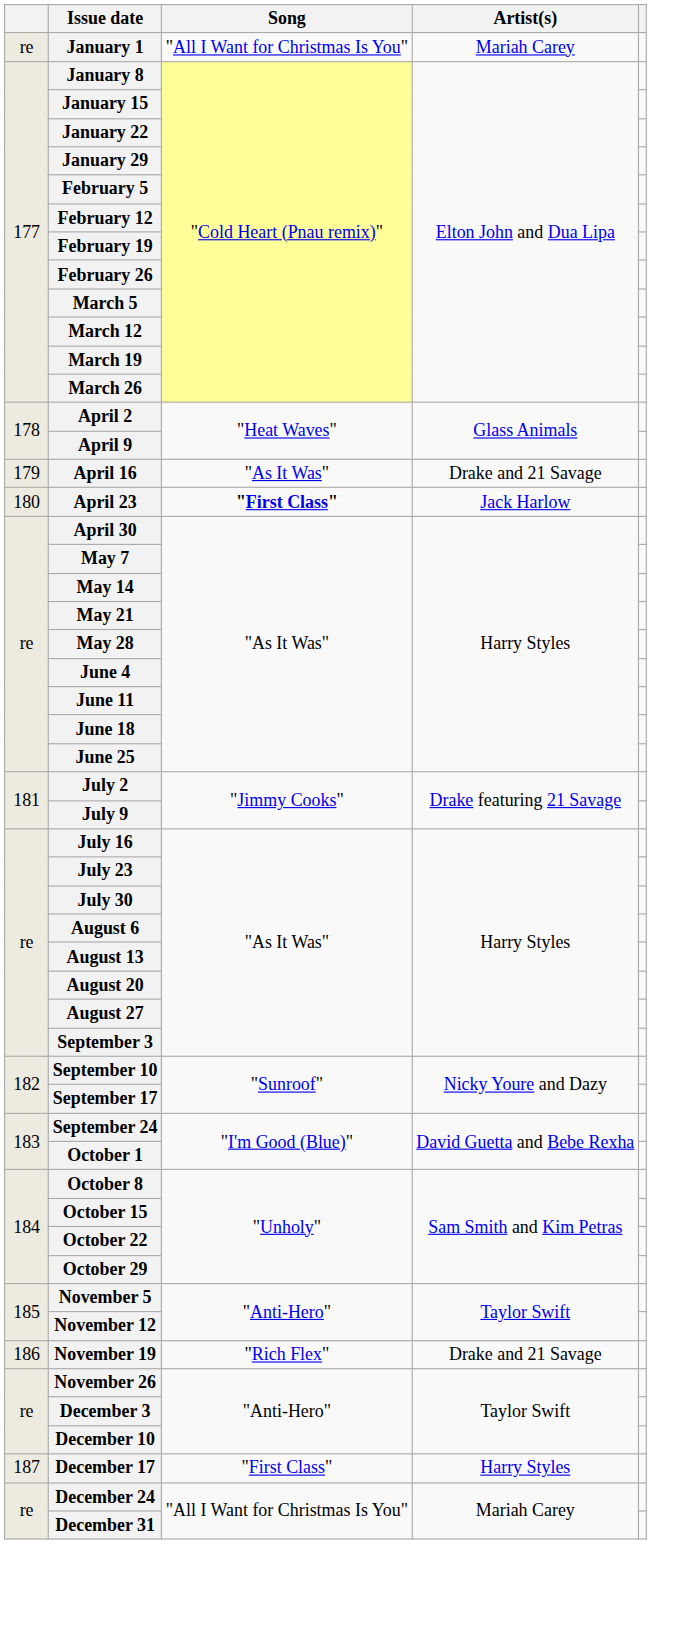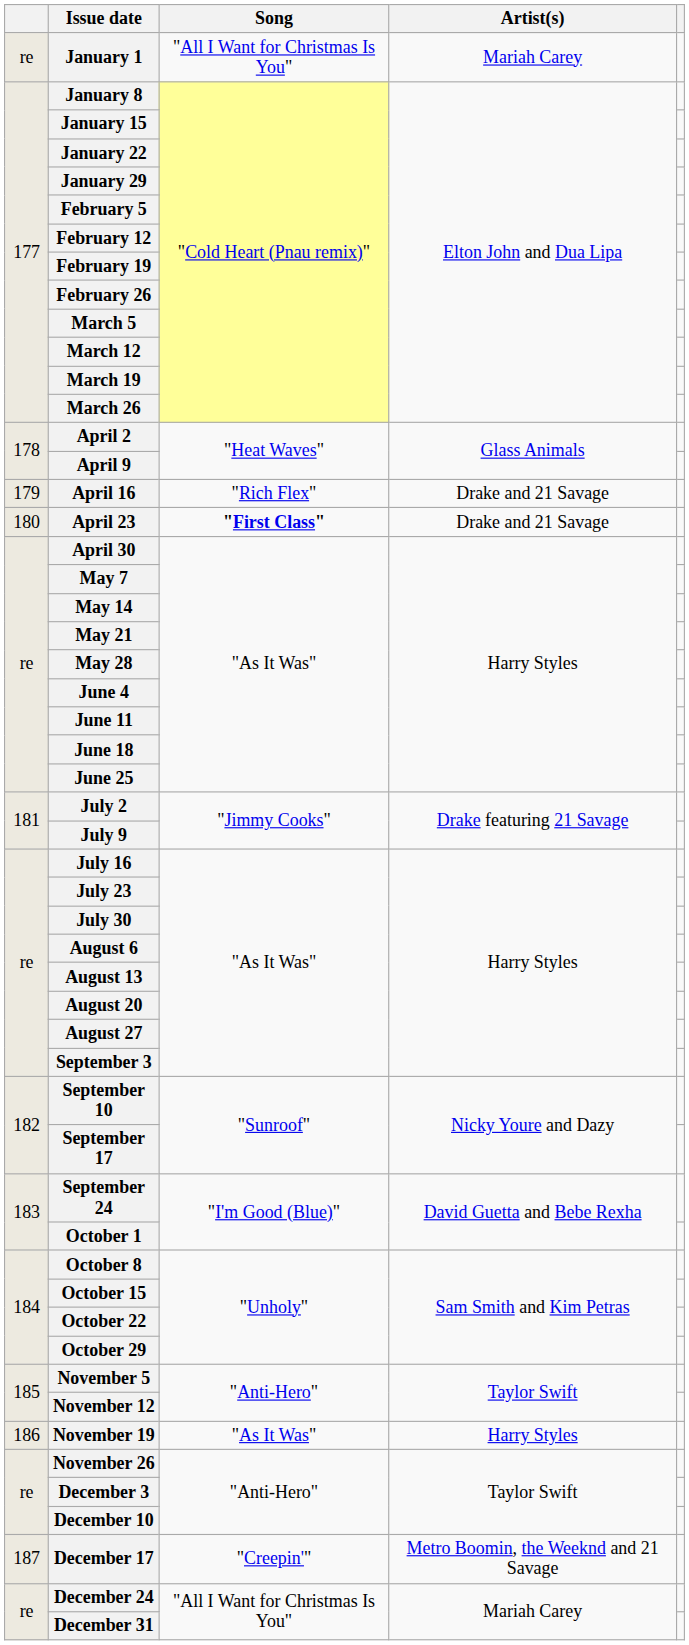(287, 473) "As It Was" -> (274, 493) "Rich Flex"
(525, 501) Jack Harlow -> (533, 522) Drake and 21 Savage
(287, 1354) "Rich Flex" -> (274, 1435) "As It Was"
(525, 1354) Drake and 21 Savage -> (533, 1435) Harry Styles
(287, 1468) "First Class" -> (274, 1558) "Creepin'"
(525, 1468) Harry Styles -> (533, 1558) Metro Boomin, the Weeknd and 21 Savage
